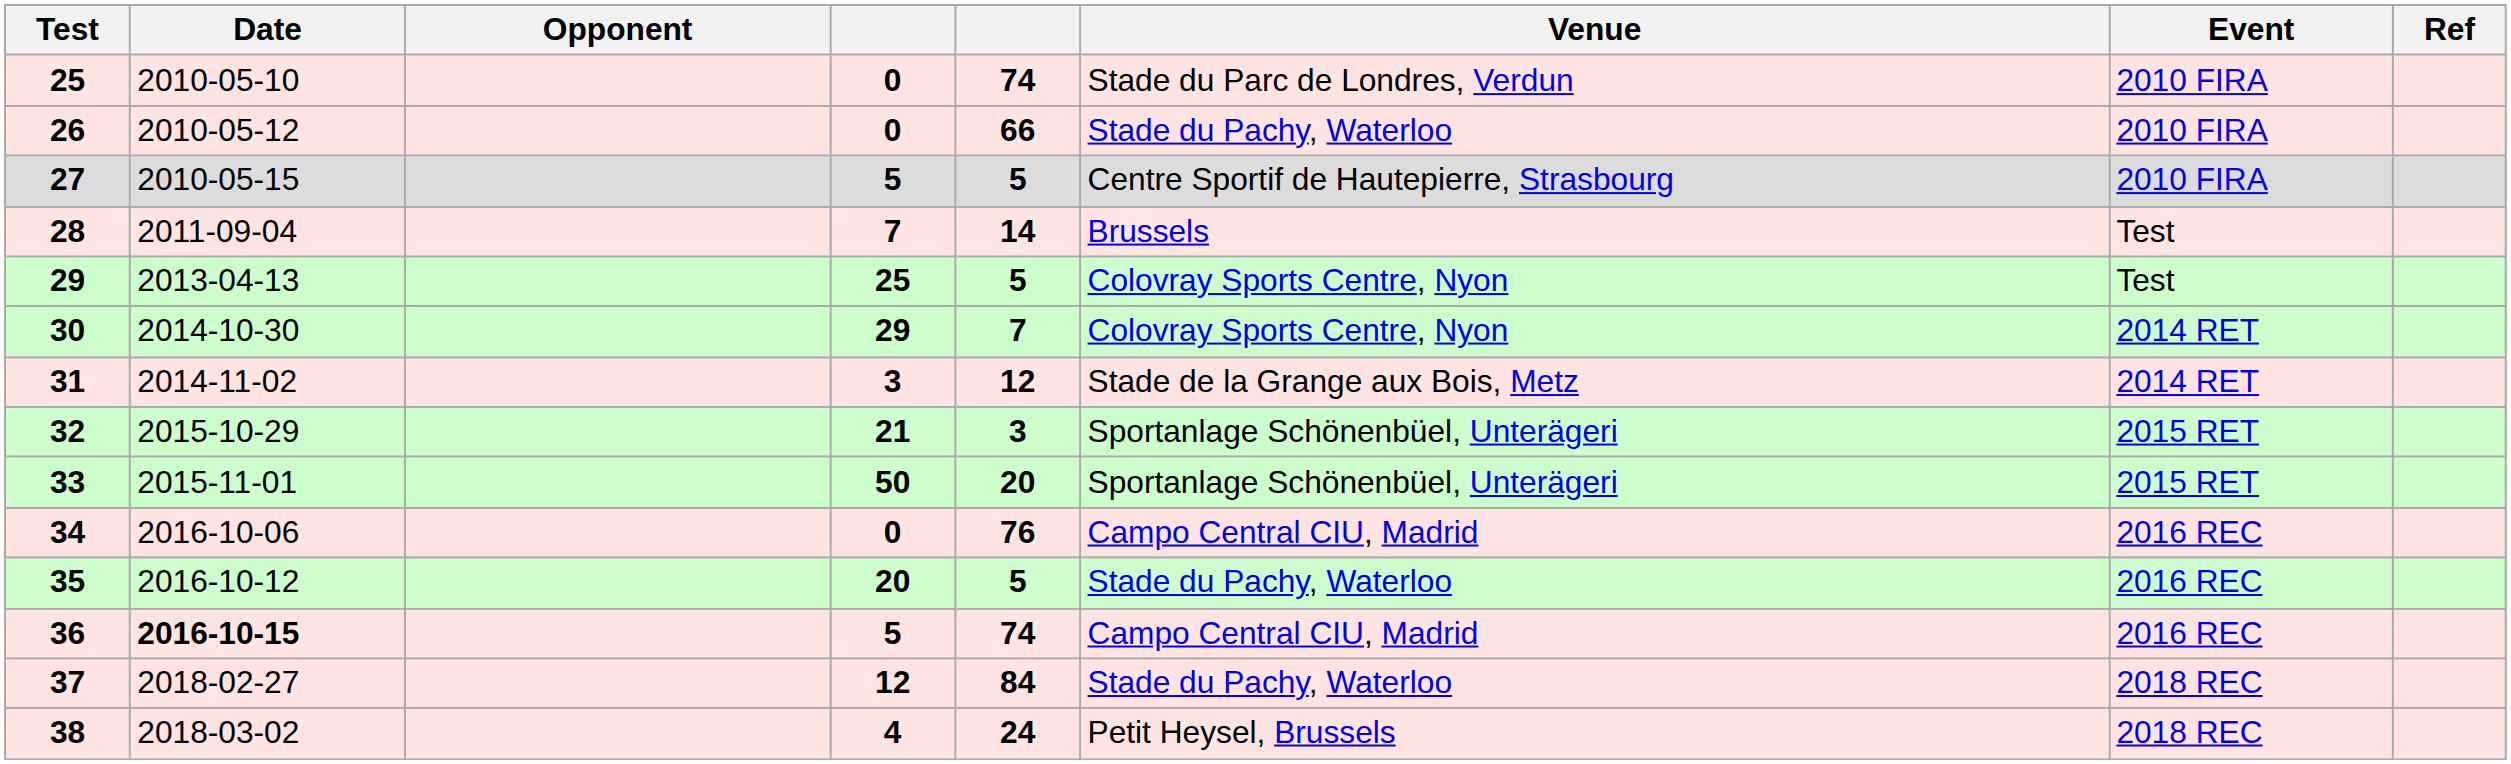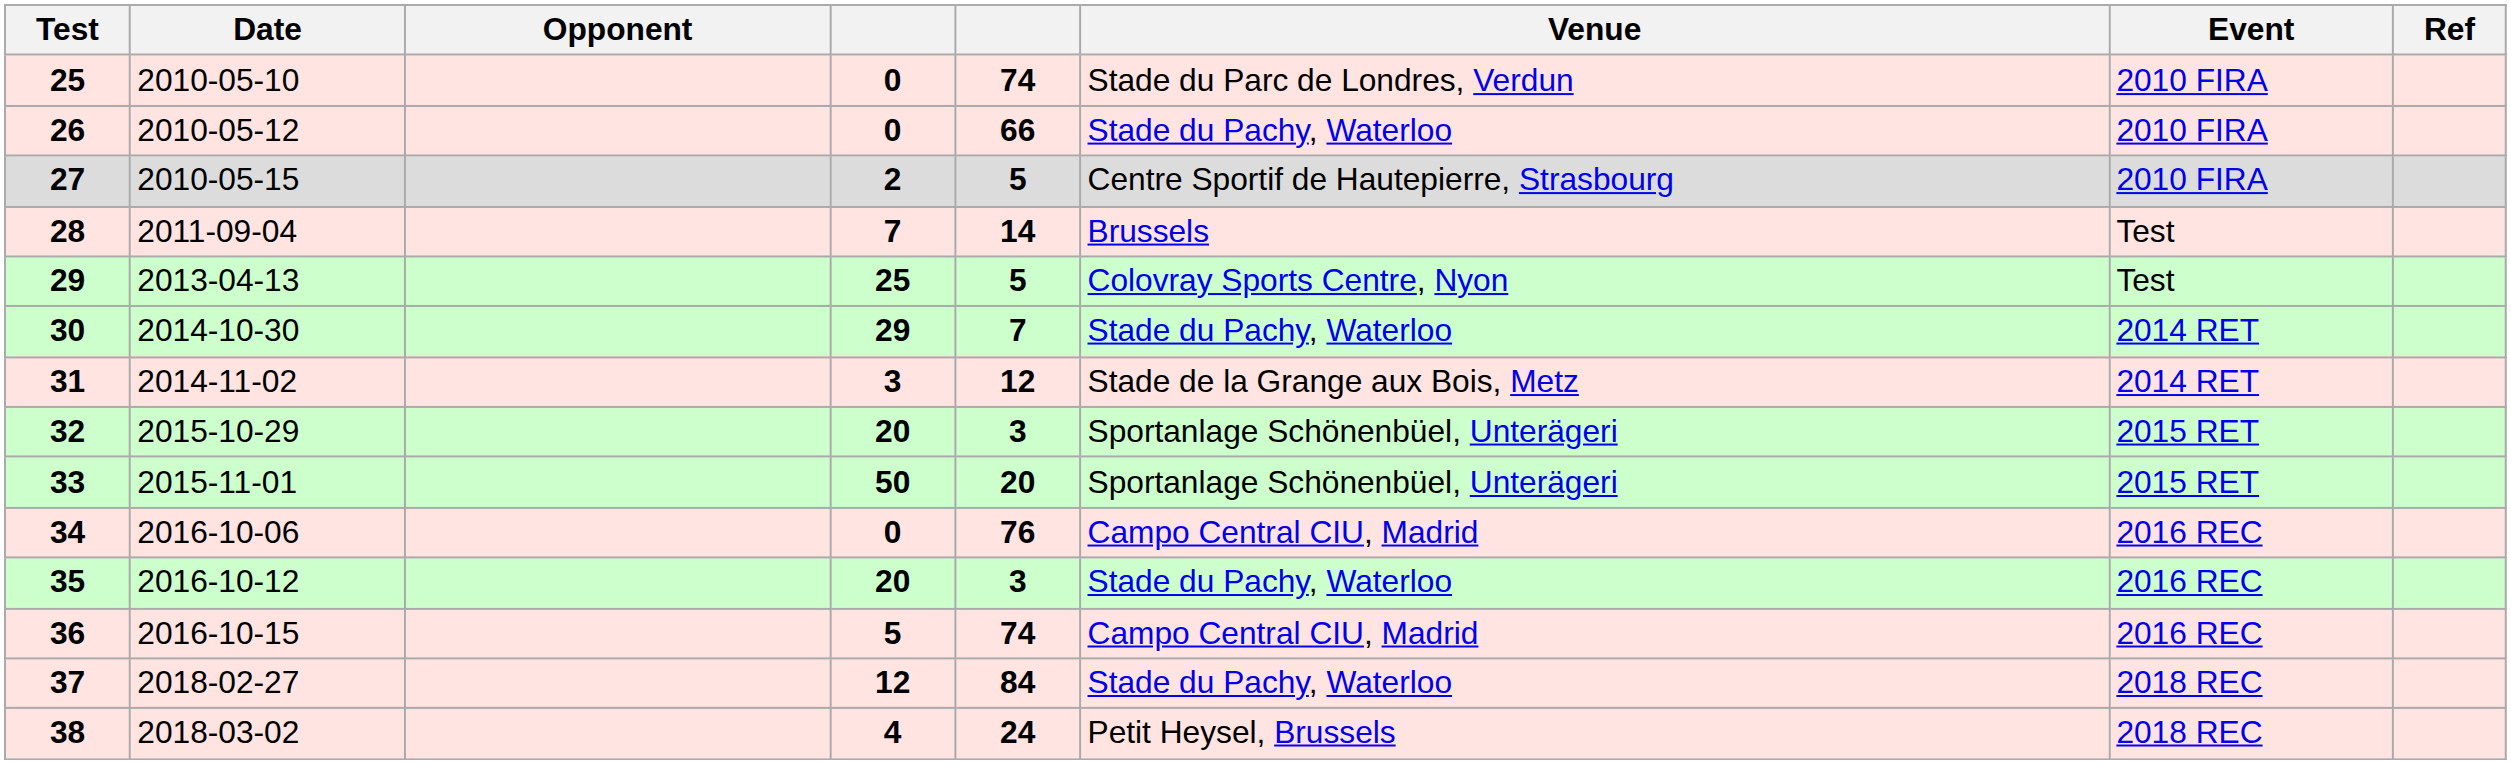(893, 180) 5 -> (893, 180) 2
(1298, 331) Colovray Sports Centre, Nyon -> (1270, 331) Stade du Pachy, Waterloo
(893, 431) 21 -> (893, 431) 20
(1018, 582) 5 -> (1018, 582) 3
(218, 632) bold -> (218, 632) normal
